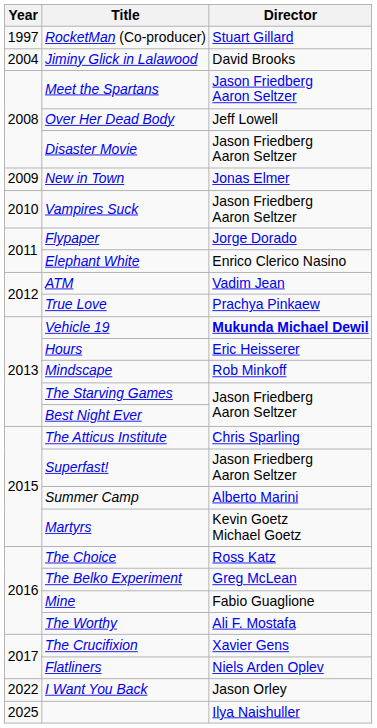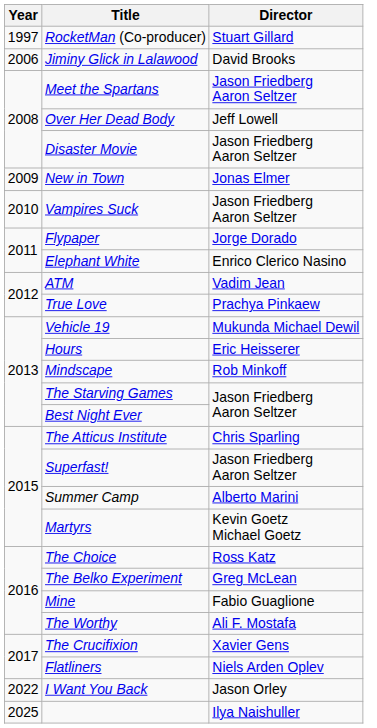(23, 59) 2004 -> (23, 59) 2006
(290, 327) bold -> (286, 327) normal
